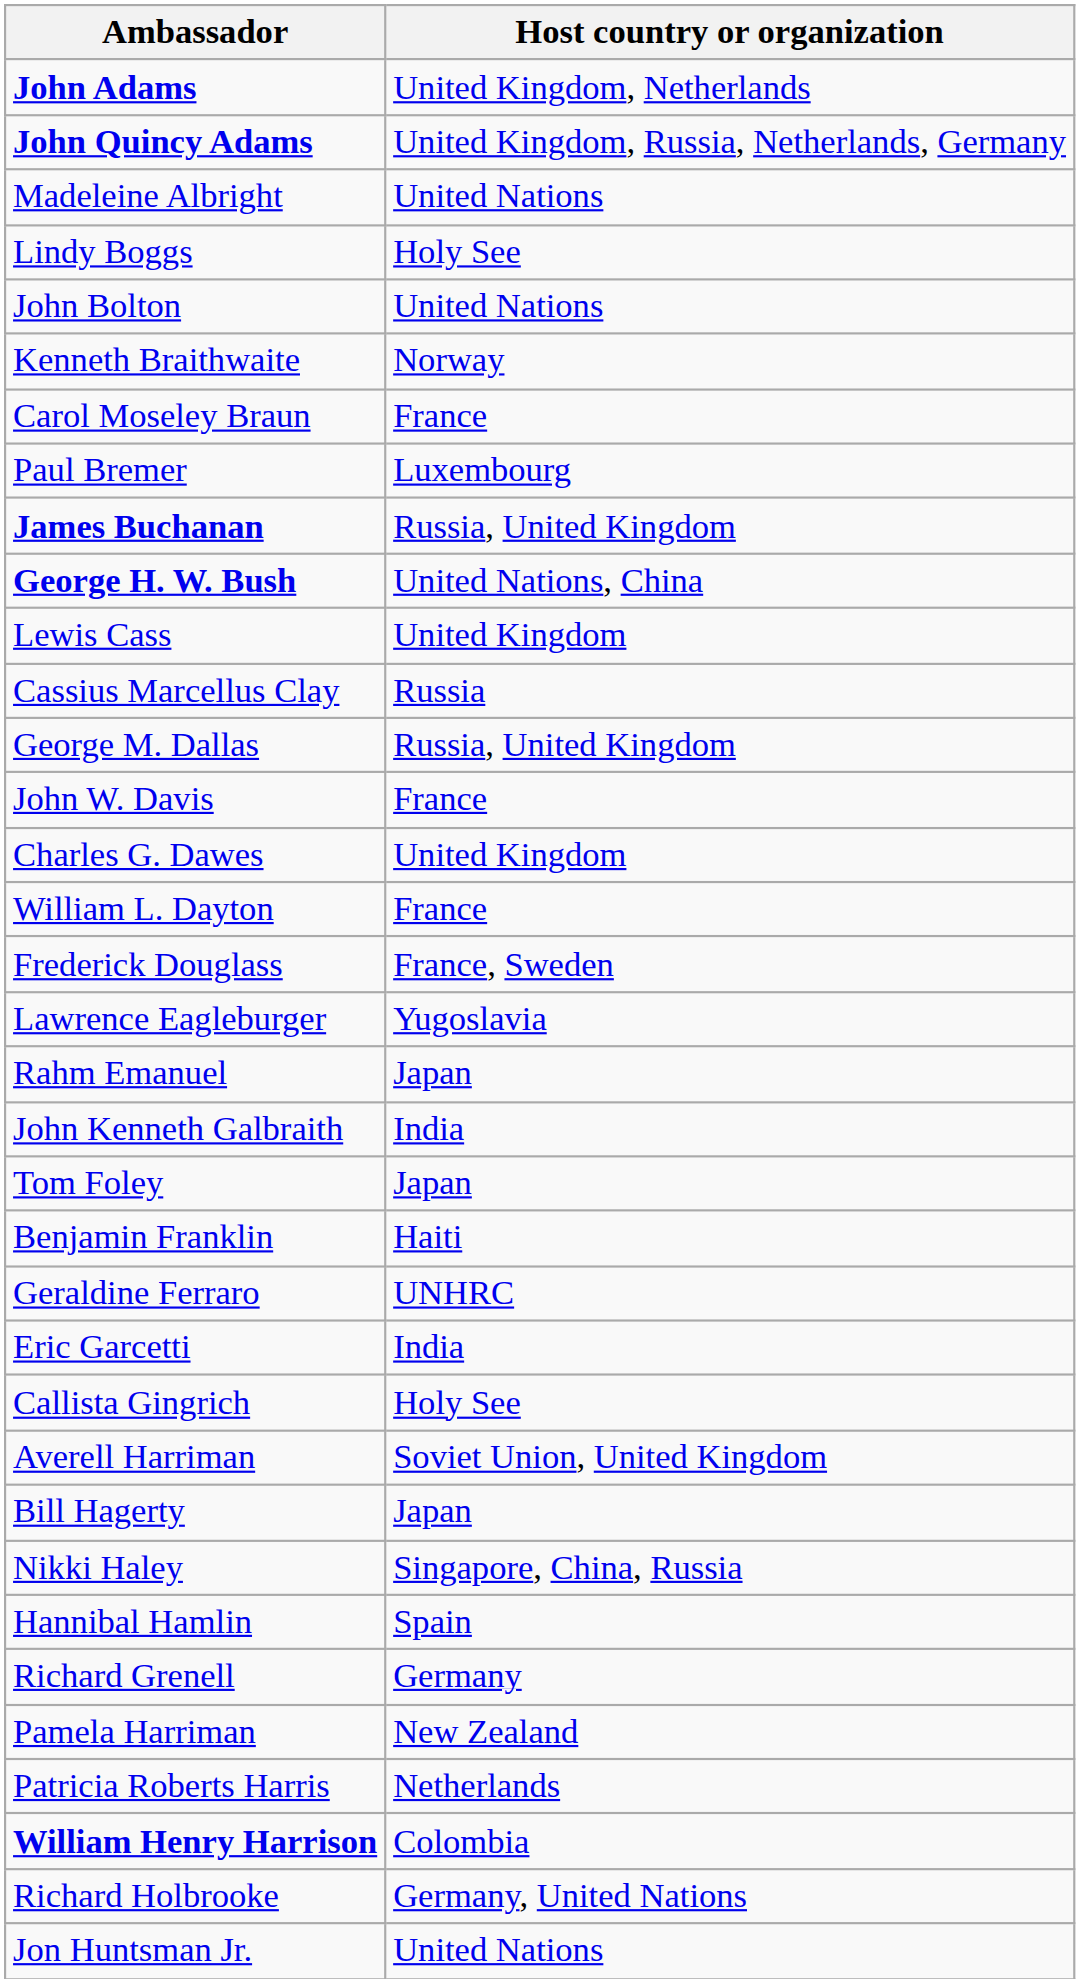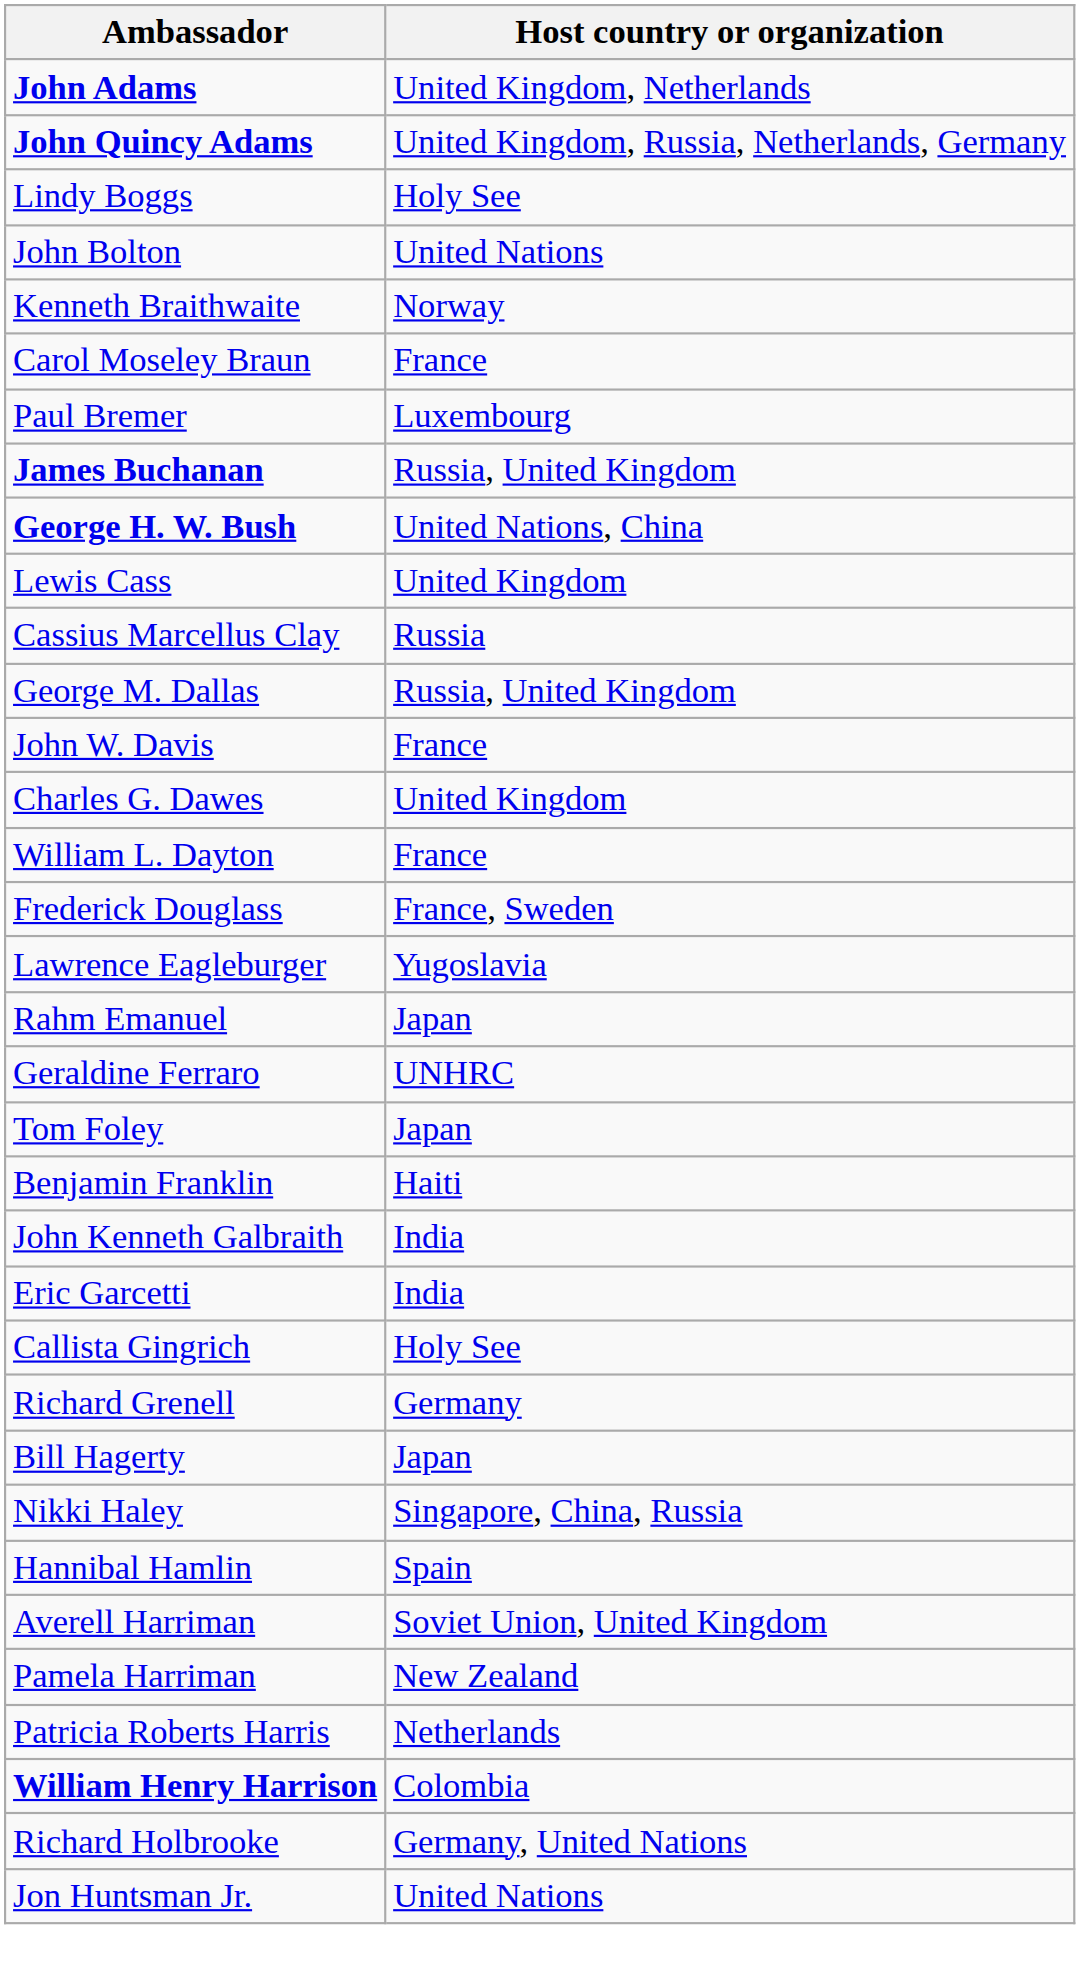- row: (148, 196)
rows swapped: (136, 1292) <-> (178, 1128)
rows swapped: (124, 1676) <-> (134, 1456)
